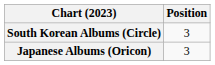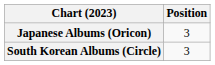rows swapped: (84, 51) <-> (84, 32)
